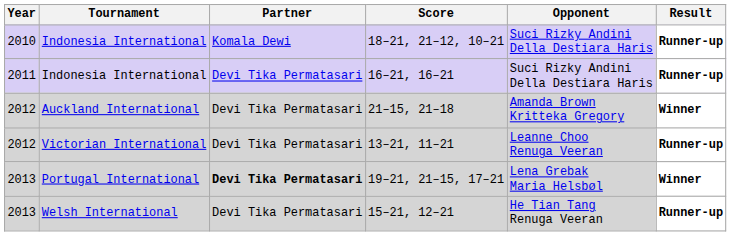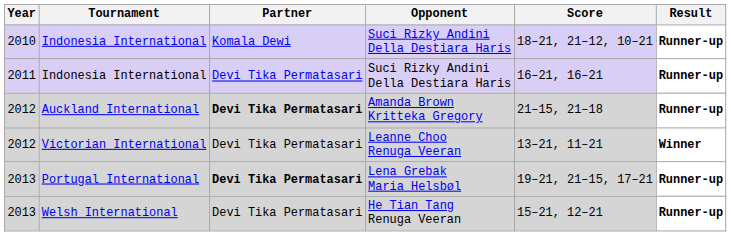columns swapped: (581, 14) <-> (436, 14)
(287, 110) normal -> (287, 110) bold
(680, 110) Winner -> (691, 110) Runner-up
(691, 144) Runner-up -> (680, 144) Winner
(680, 179) Winner -> (691, 179) Runner-up
